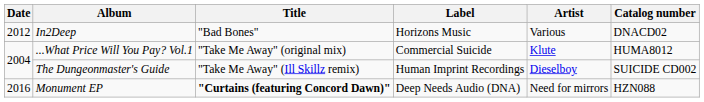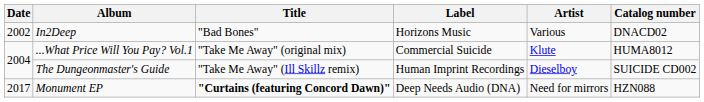(19, 32) 2012 -> (19, 32) 2002
(19, 87) 2016 -> (19, 87) 2017
